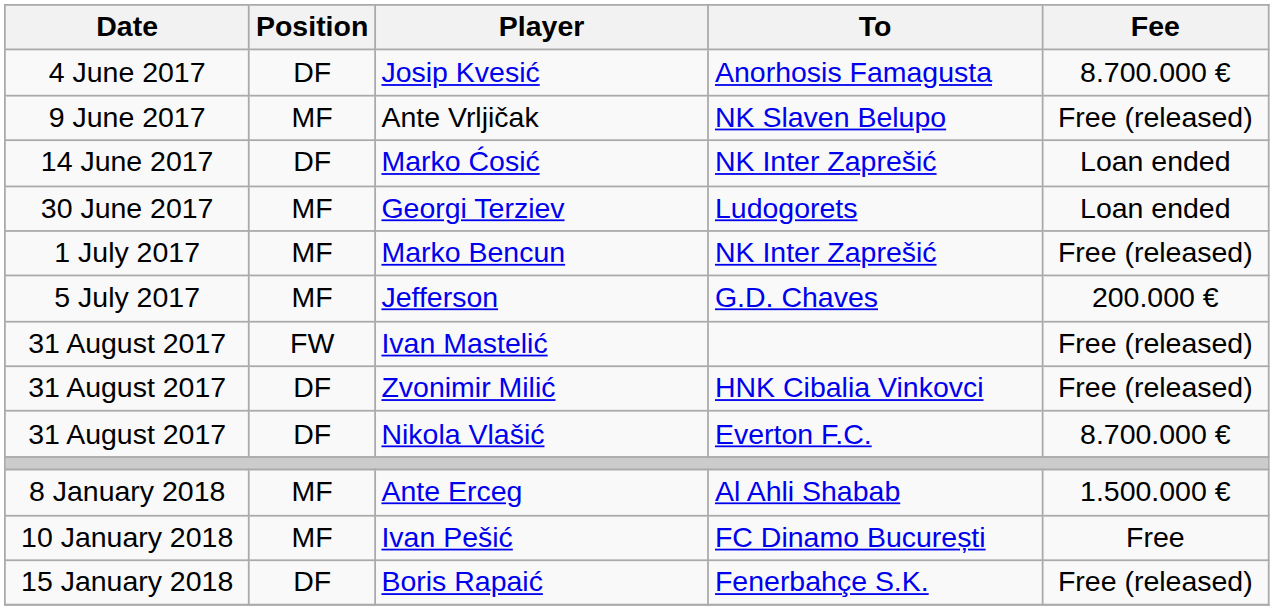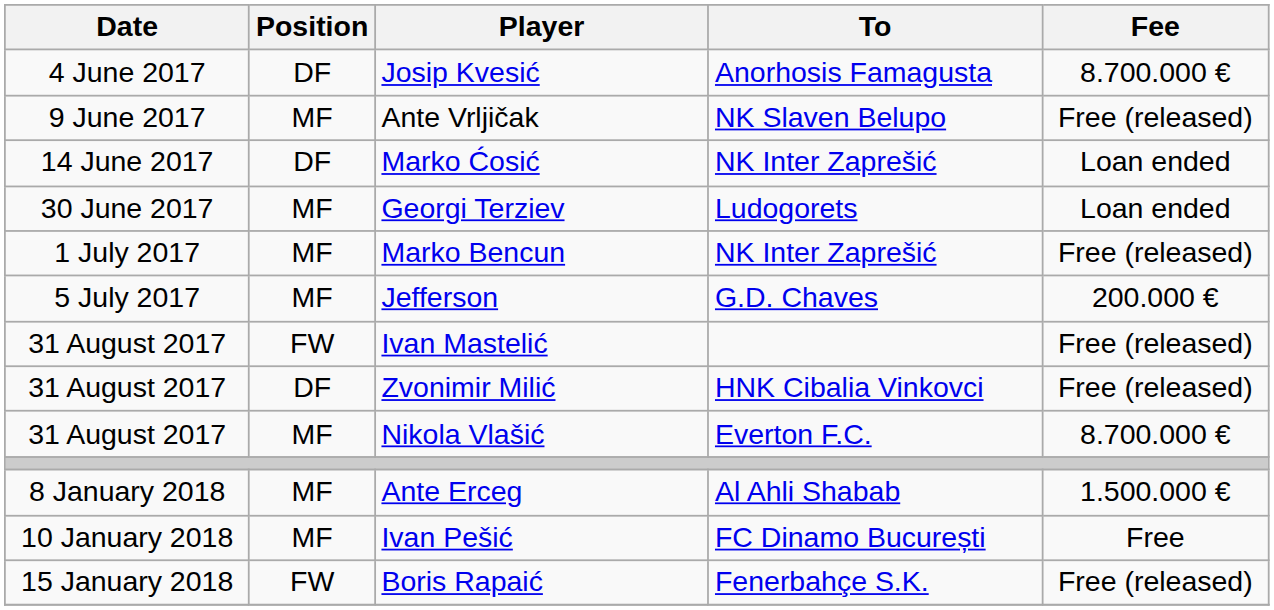(312, 433) DF -> (312, 433) MF
(312, 582) DF -> (312, 582) FW
